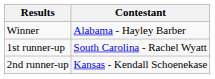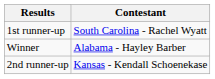rows swapped: (23, 30) <-> (36, 47)
